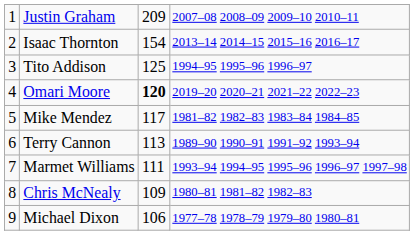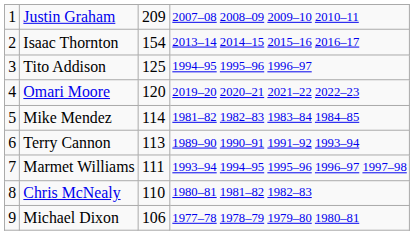(154, 92) bold -> (154, 92) normal
(154, 117) 117 -> (154, 117) 114
(154, 192) 109 -> (154, 192) 110
